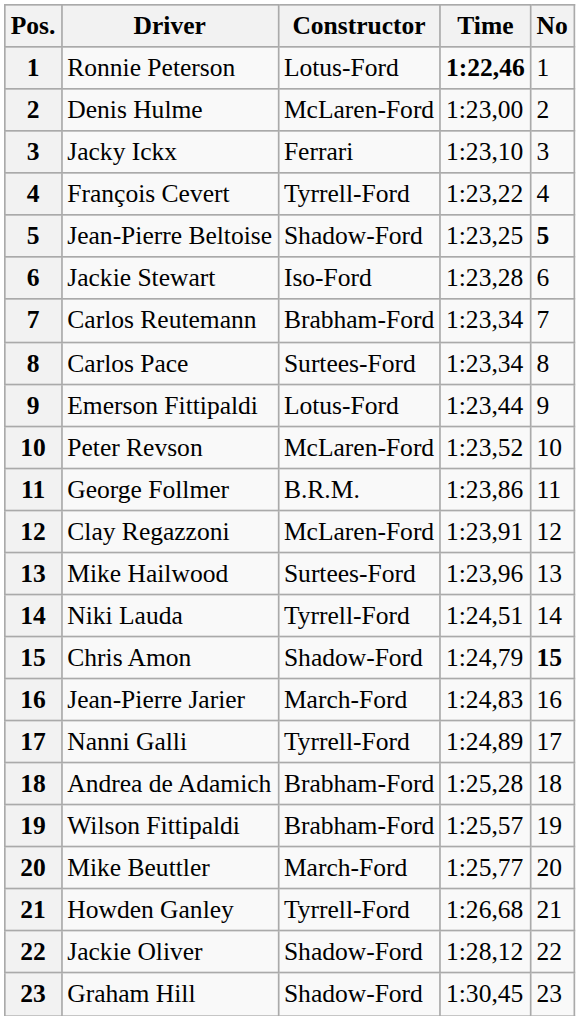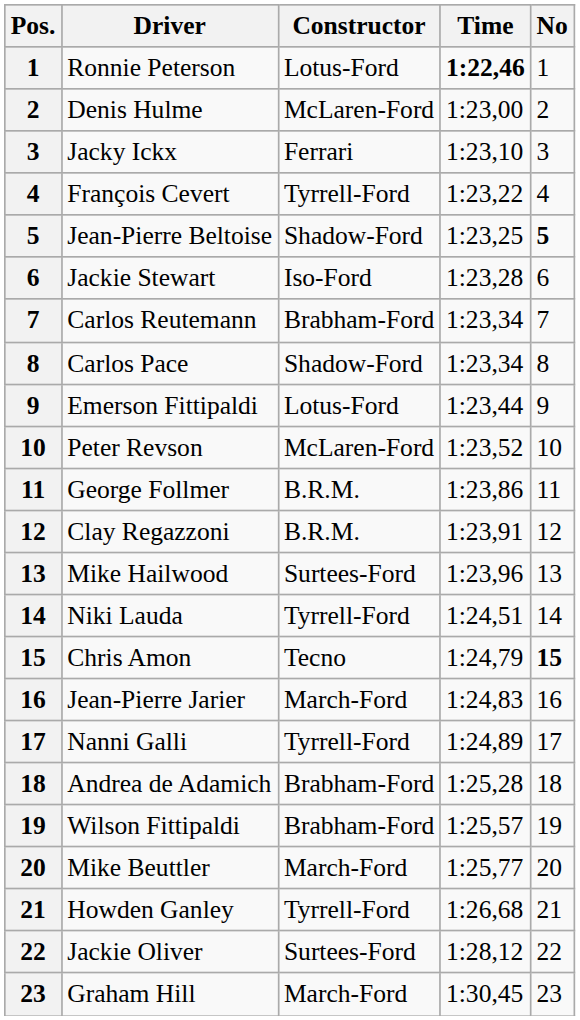(350, 362) Surtees-Ford -> (353, 362) Shadow-Ford
(359, 530) McLaren-Ford -> (322, 530) B.R.M.
(353, 657) Shadow-Ford -> (315, 657) Tecno
(353, 952) Shadow-Ford -> (350, 952) Surtees-Ford
(353, 994) Shadow-Ford -> (346, 994) March-Ford
